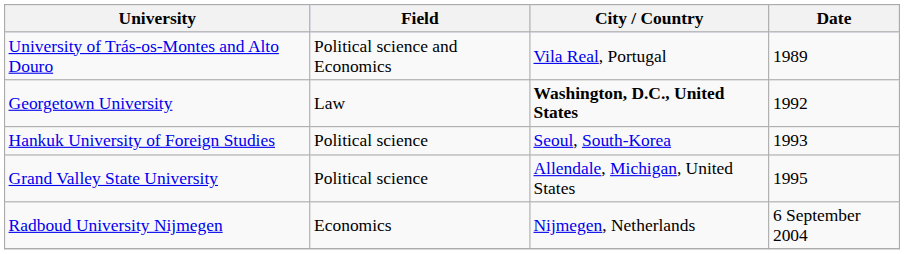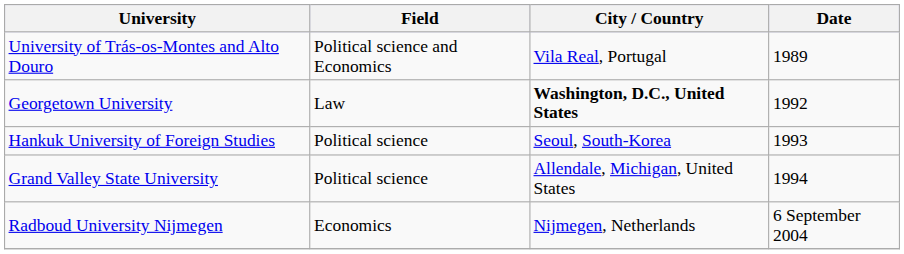(790, 178) 1995 -> (790, 178) 1994
